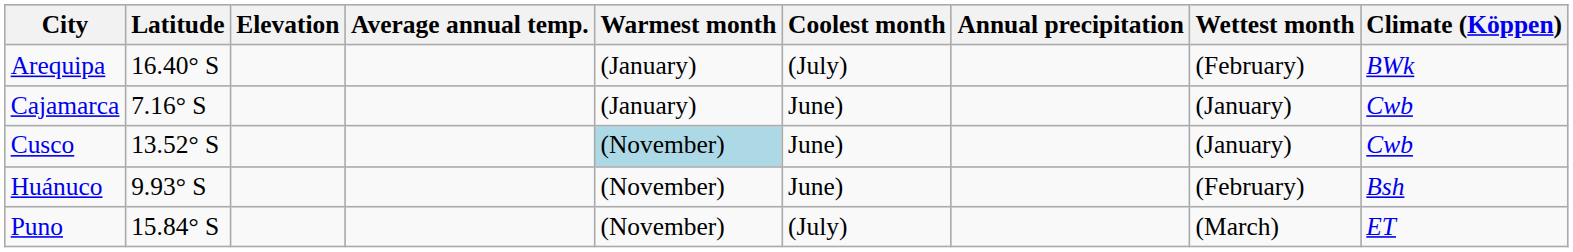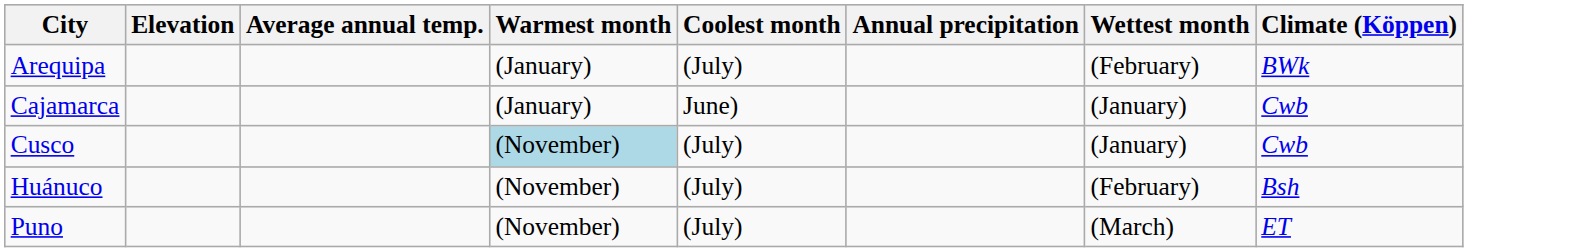- column: (178, 24)
(816, 145) June) -> (713, 145) (July)
(816, 186) June) -> (713, 186) (July)
